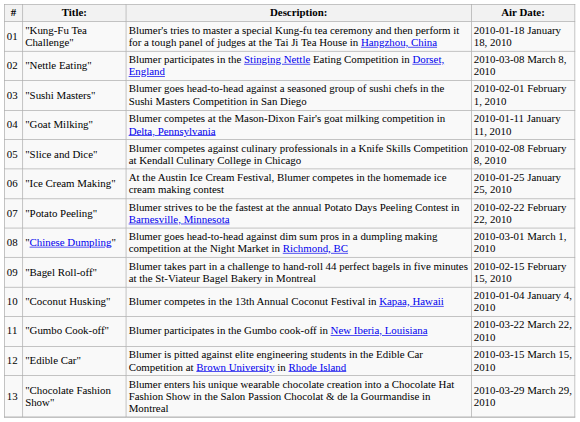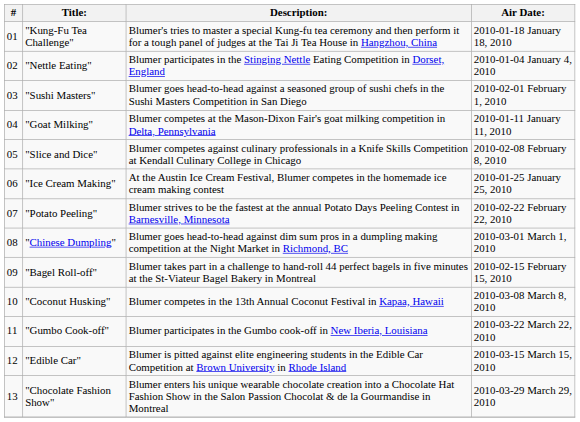(520, 65) 2010-03-08 March 8, 2010 -> (523, 65) 2010-01-04 January 4, 2010
(523, 301) 2010-01-04 January 4, 2010 -> (520, 301) 2010-03-08 March 8, 2010
